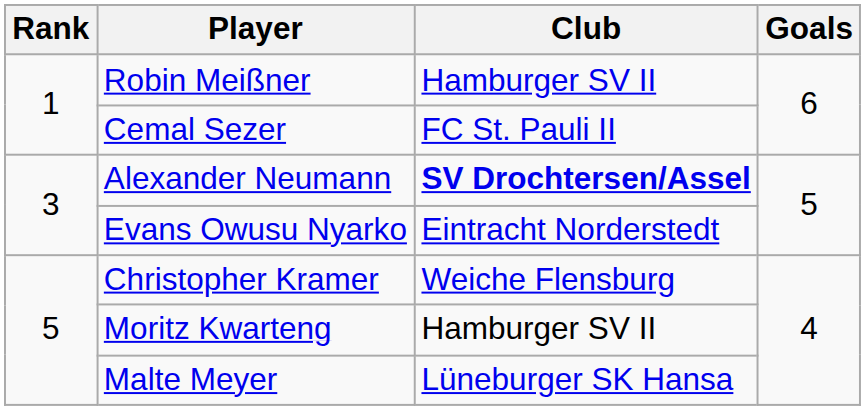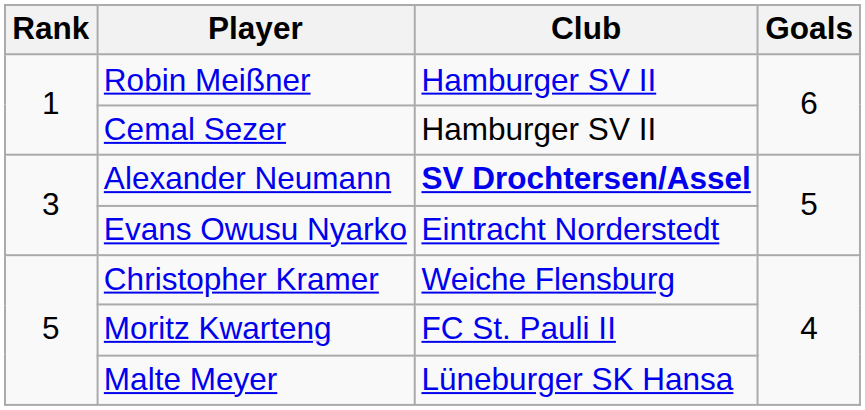(519, 129) FC St. Pauli II -> (539, 129) Hamburger SV II
(539, 329) Hamburger SV II -> (519, 329) FC St. Pauli II
